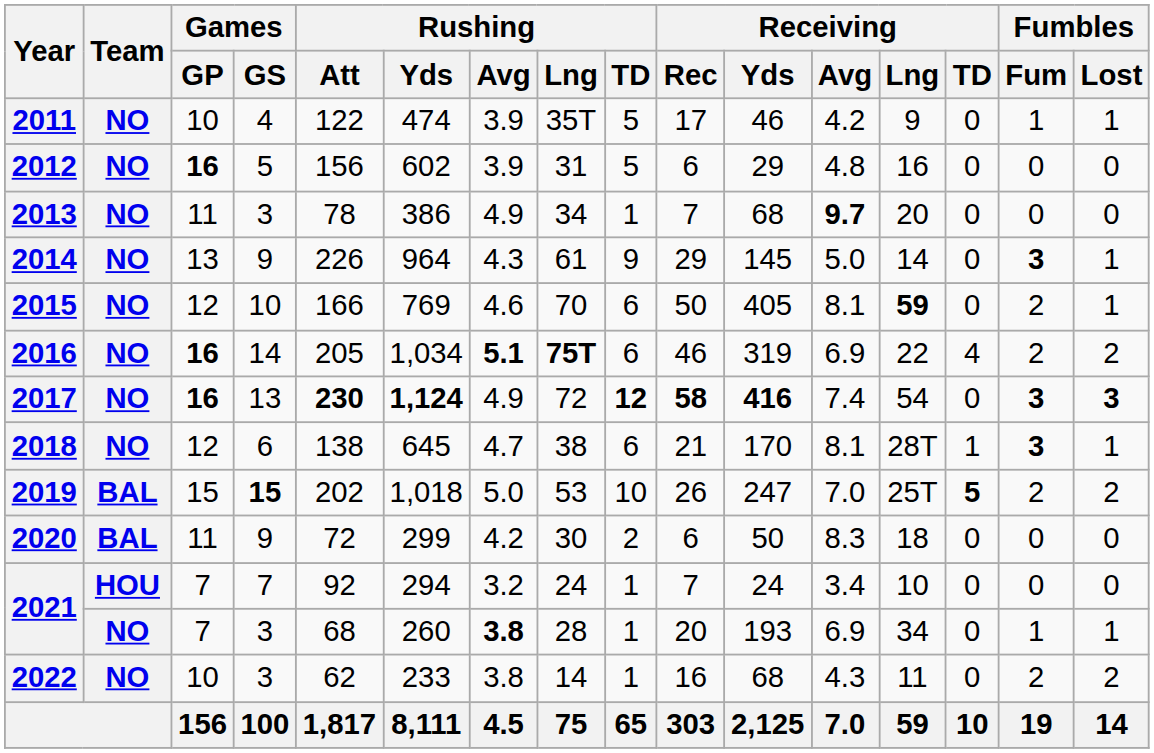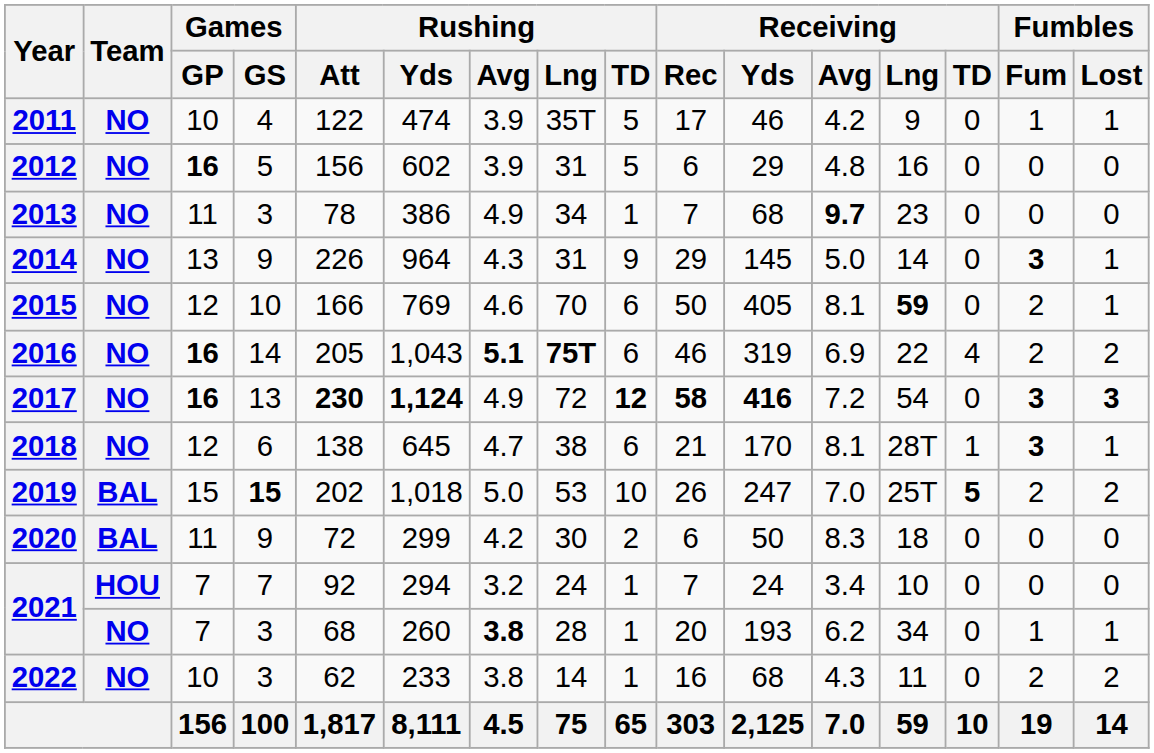(912, 213) 20 -> (912, 213) 23
(571, 259) 61 -> (571, 259) 31
(426, 352) 1,034 -> (426, 352) 1,043
(845, 399) 7.4 -> (845, 399) 7.2
(845, 631) 6.9 -> (845, 631) 6.2
